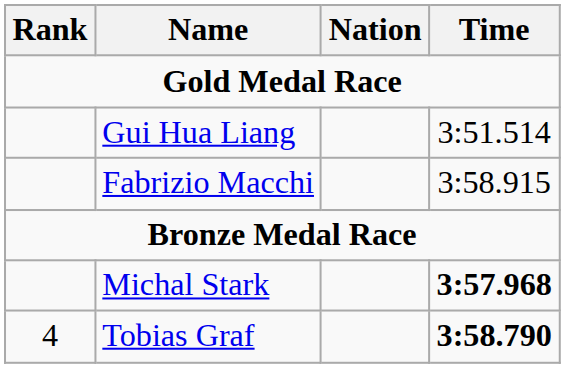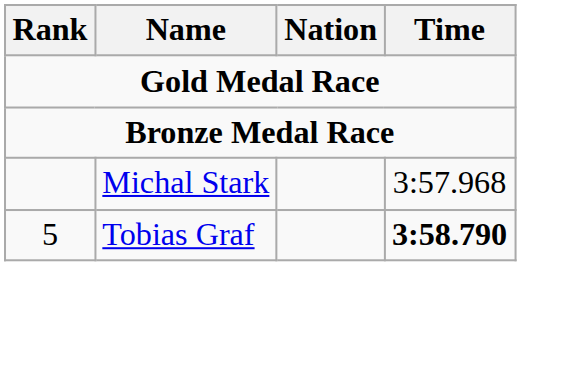- row: (199, 132)
- row: (208, 183)
(494, 285) bold -> (450, 183) normal
(50, 336) 4 -> (50, 234) 5
